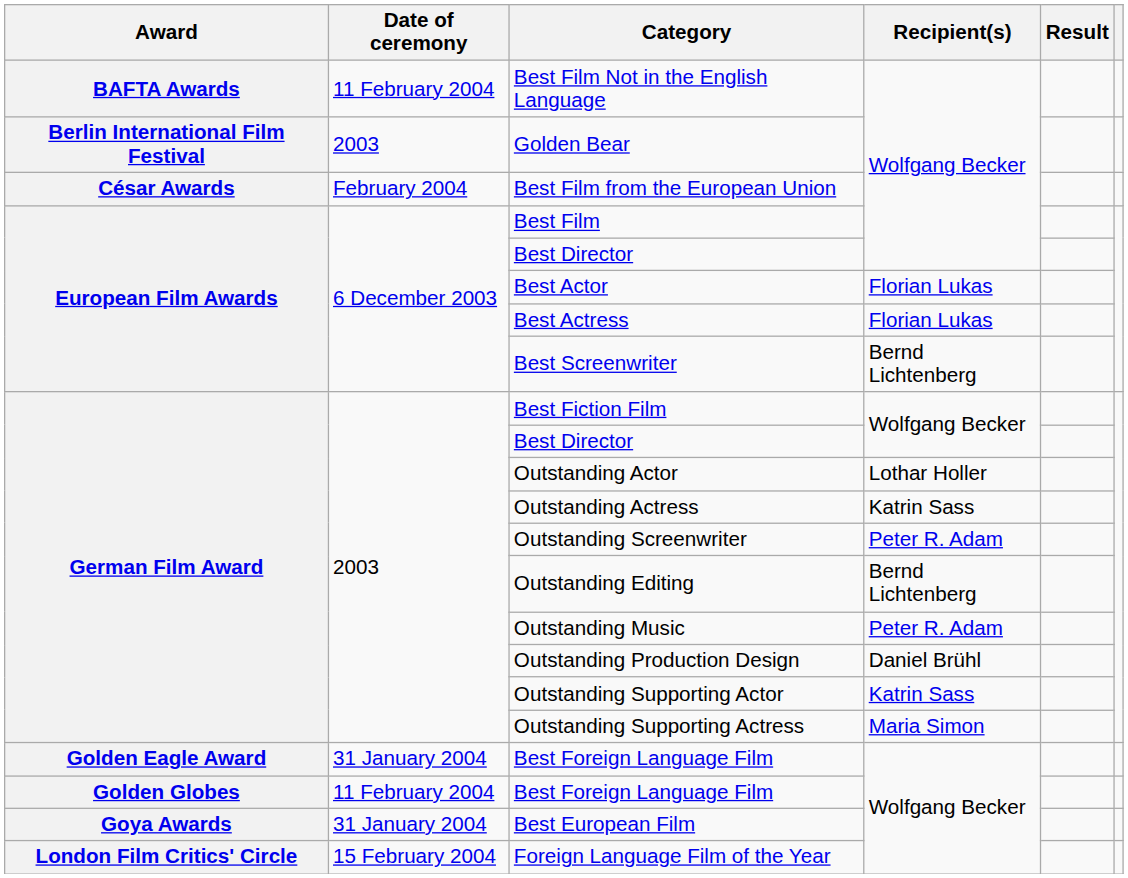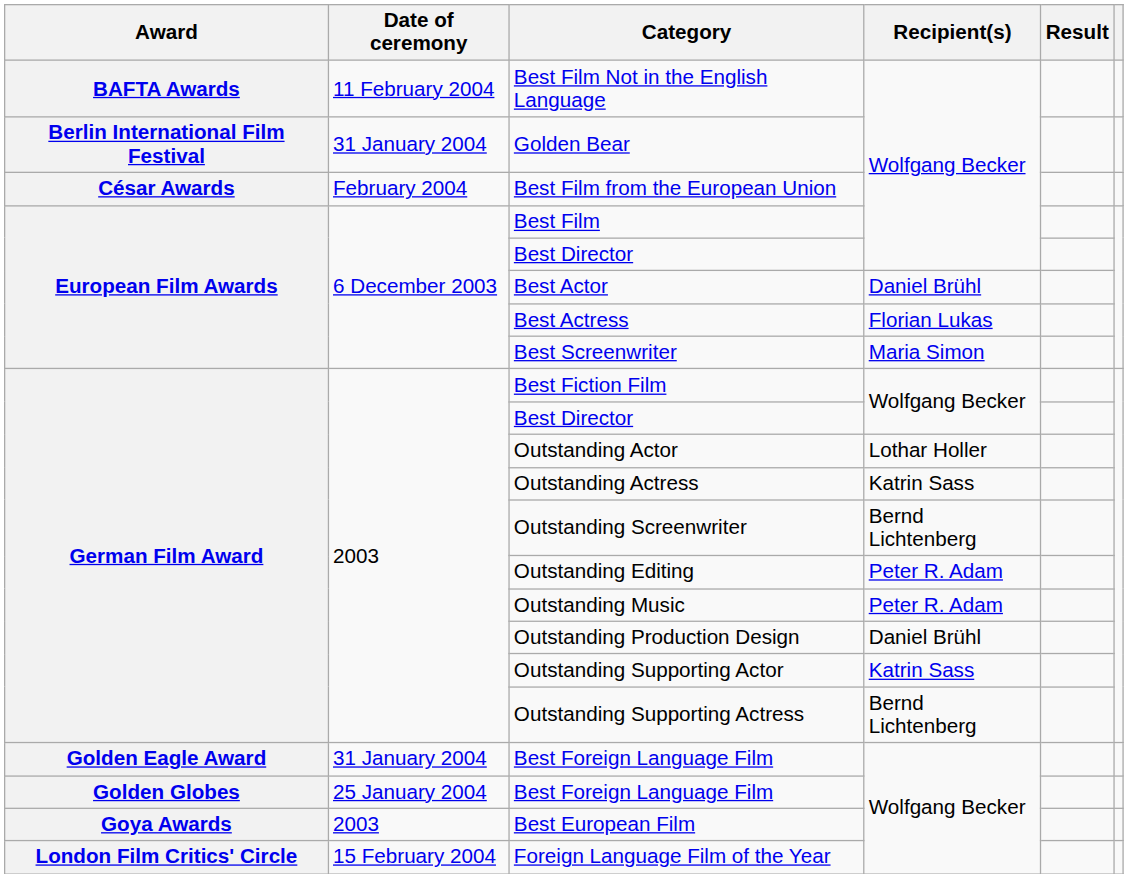(356, 144) 2003 -> (410, 144) 31 January 2004
(931, 286) Florian Lukas -> (925, 286) Daniel Brühl
(923, 364) Bernd Lichtenberg -> (927, 352) Maria Simon
(936, 539) Peter R. Adam -> (923, 527) Bernd Lichtenberg
(923, 583) Bernd Lichtenberg -> (936, 572) Peter R. Adam
(927, 726) Maria Simon -> (923, 714) Bernd Lichtenberg
(414, 791) 11 February 2004 -> (410, 791) 25 January 2004
(410, 824) 31 January 2004 -> (356, 824) 2003
